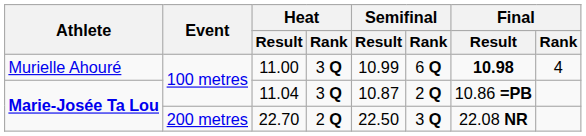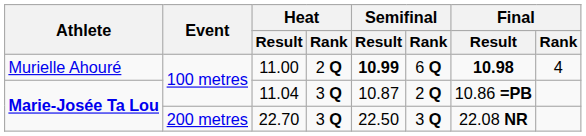(329, 68) 3 Q -> (329, 68) 2 Q
(379, 68) normal -> (379, 68) bold
(329, 119) 2 Q -> (329, 119) 3 Q
